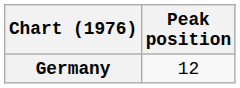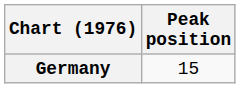(188, 69) 12 -> (188, 69) 15
